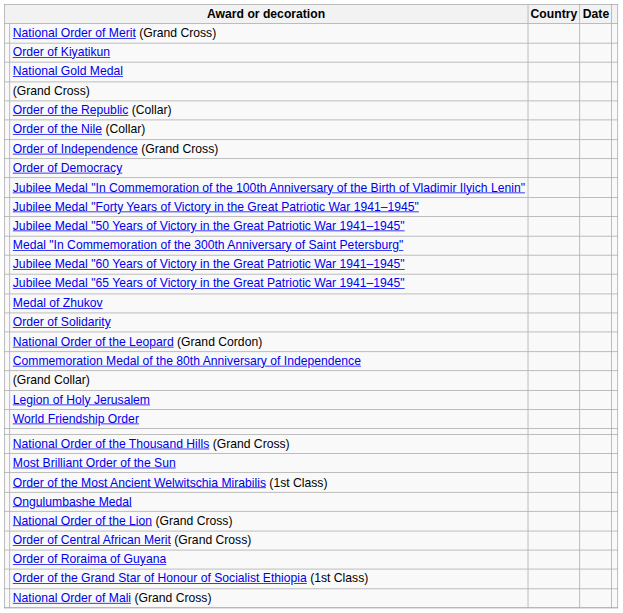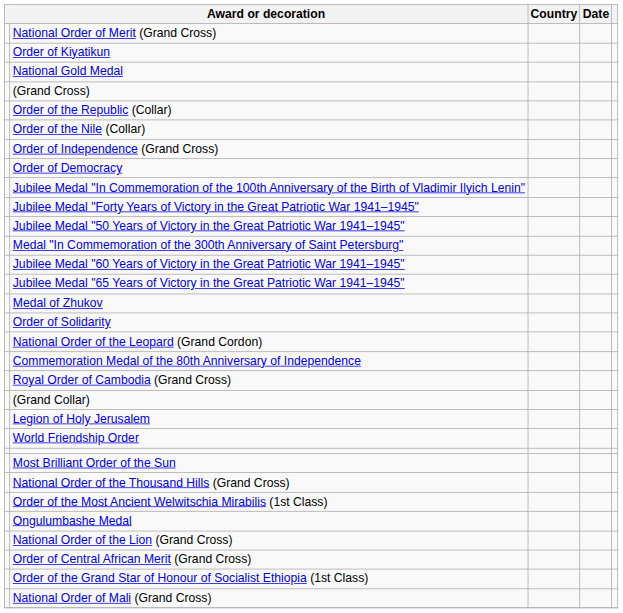+ row: (7, 380)
rows swapped: (7, 444) <-> (7, 463)
- row: (7, 560)
